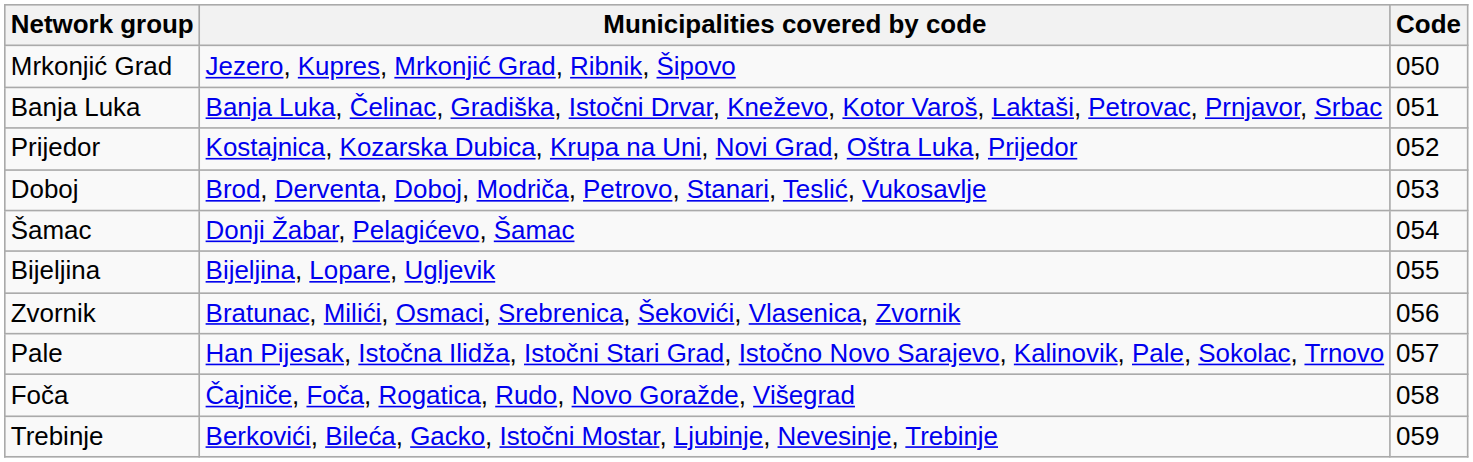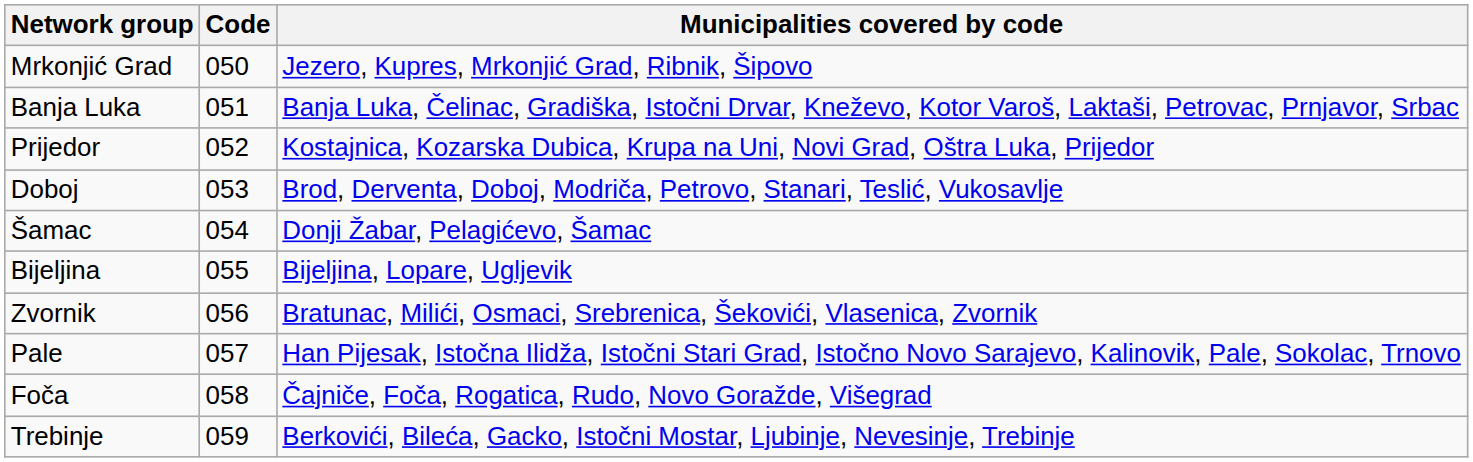columns swapped: (1429, 25) <-> (795, 25)
